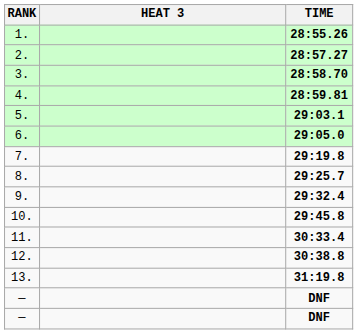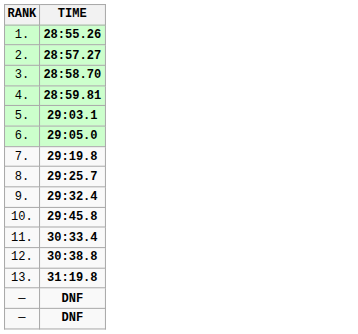- column: (163, 14)
